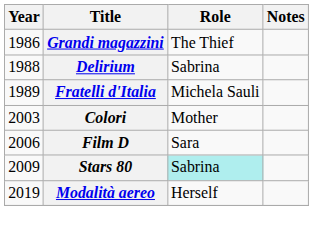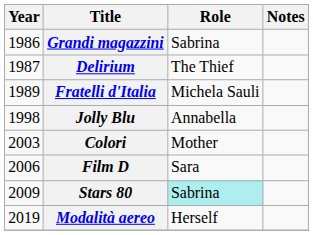(202, 42) The Thief -> (195, 42) Sabrina
(24, 67) 1988 -> (24, 67) 1987
(195, 67) Sabrina -> (202, 67) The Thief
+ row: (105, 117)
